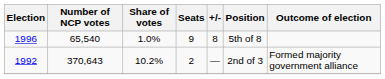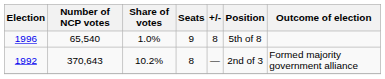(191, 60) 2 -> (191, 60) 8
